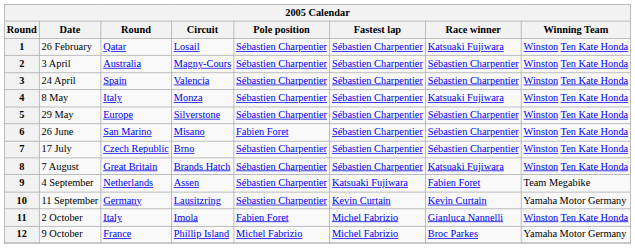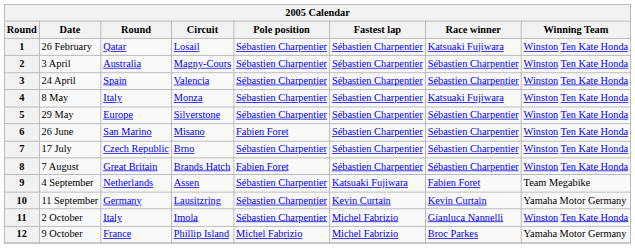(282, 166) Sébastien Charpentier -> (262, 166) Fabien Foret
(466, 166) Katsuaki Fujiwara -> (473, 166) Sébastien Charpentier
(262, 217) Fabien Foret -> (282, 217) Sébastien Charpentier
